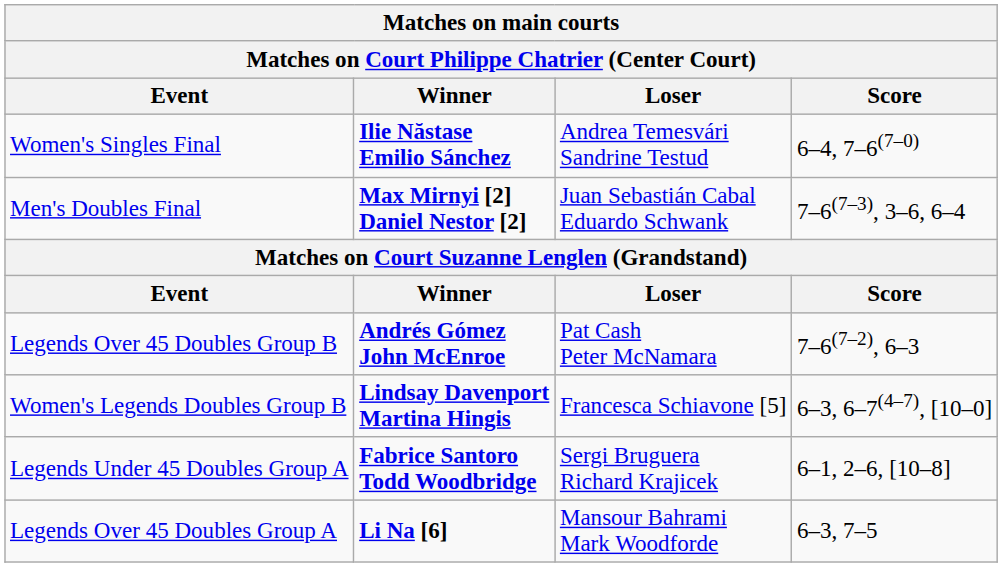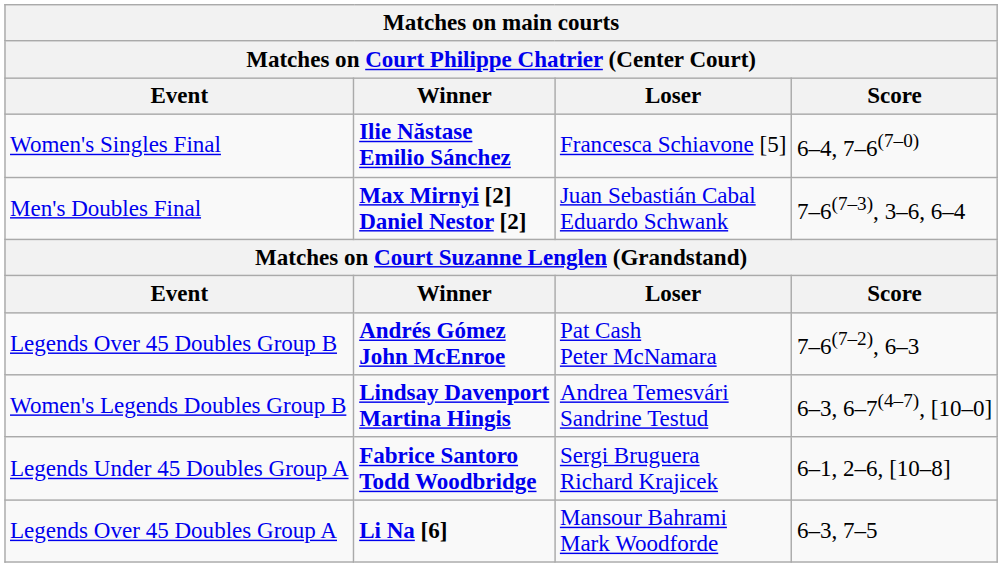(644, 145) Andrea Temesvári Sandrine Testud -> (673, 145) Francesca Schiavone [5]
(673, 405) Francesca Schiavone [5] -> (644, 405) Andrea Temesvári Sandrine Testud
